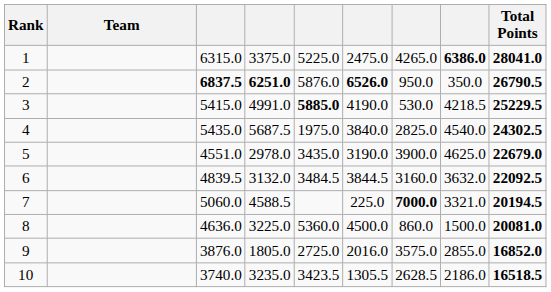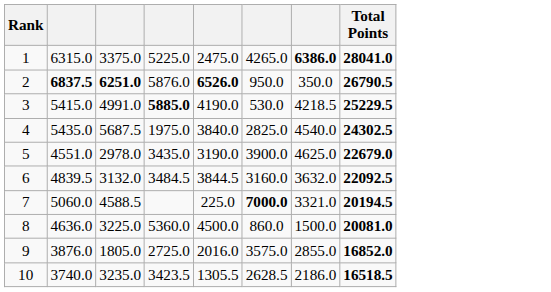- column: (122, 25)
